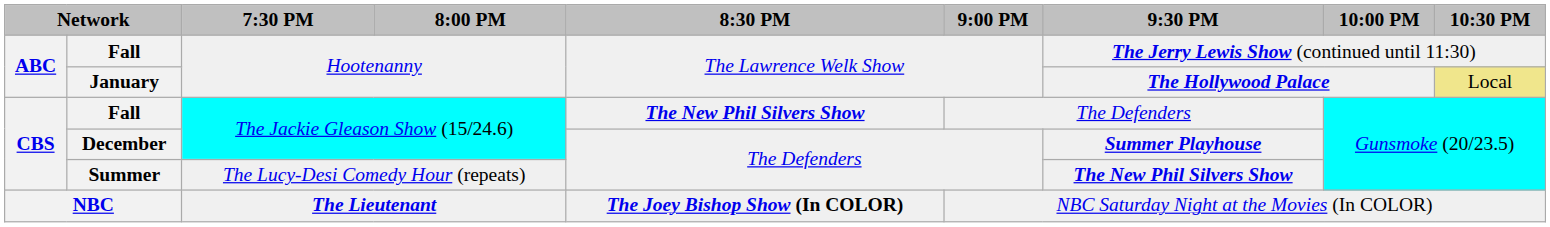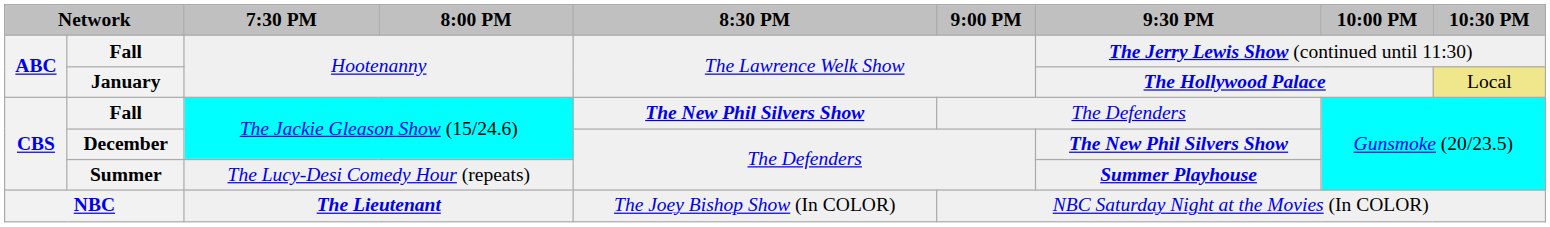(1183, 143) Summer Playhouse -> (1179, 143) The New Phil Silvers Show
(1183, 174) The New Phil Silvers Show -> (1179, 174) Summer Playhouse
(755, 205) bold -> (755, 205) normal
